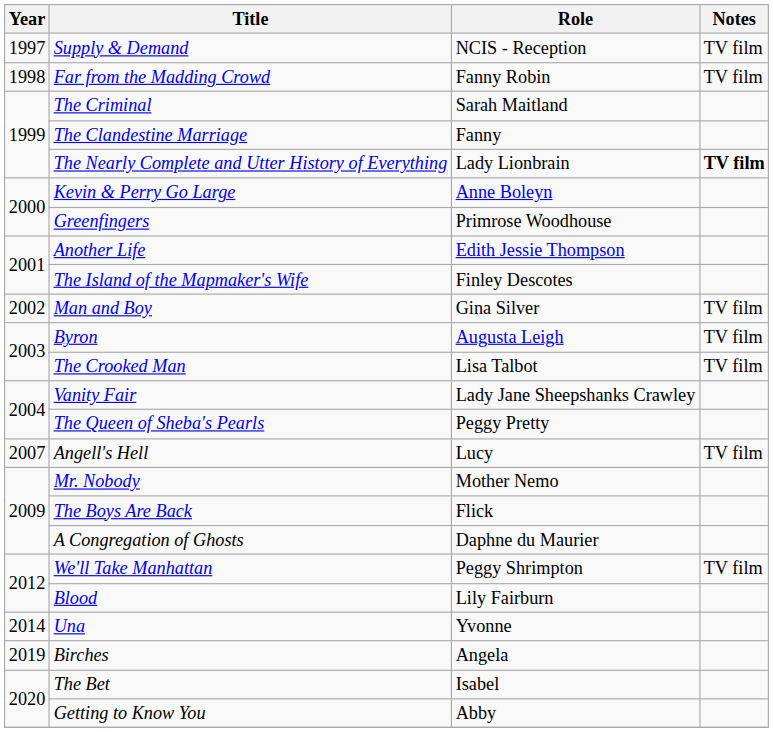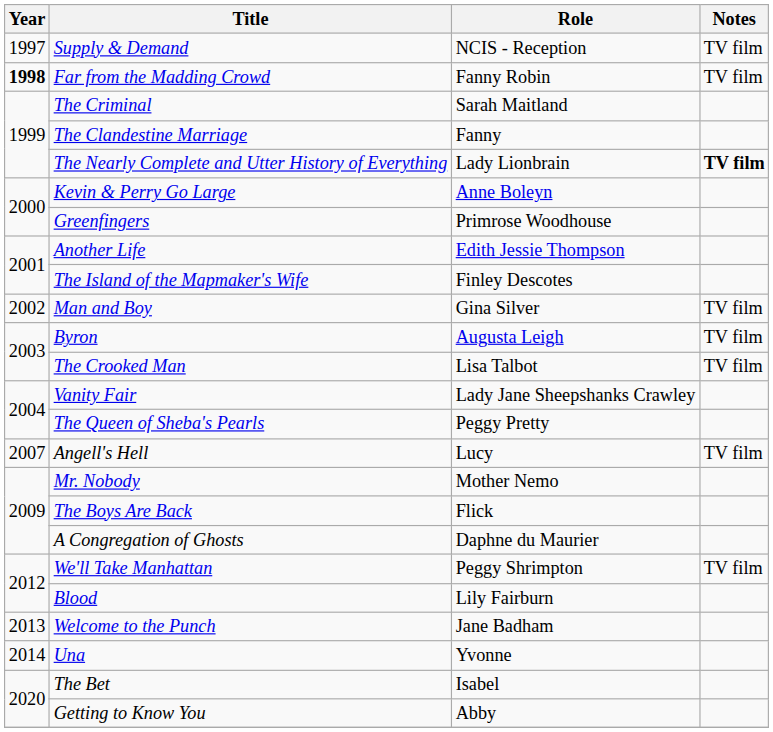(27, 76) normal -> (27, 76) bold
+ row: (135, 626)
- row: (81, 655)
